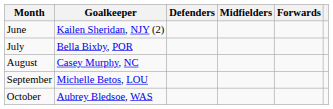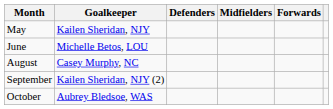+ row: (16, 29)
(111, 29) Kailen Sheridan, NJY (2) -> (102, 46) Michelle Betos, LOU
- row: (16, 46)
(102, 79) Michelle Betos, LOU -> (111, 79) Kailen Sheridan, NJY (2)
